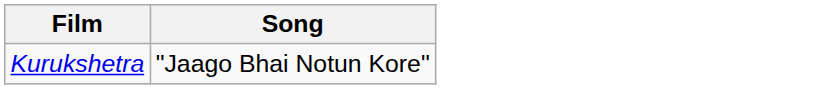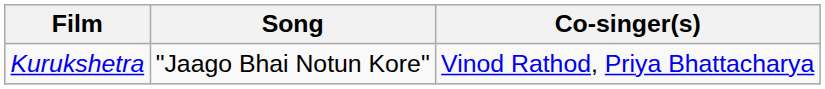+ column: (628, 24)
